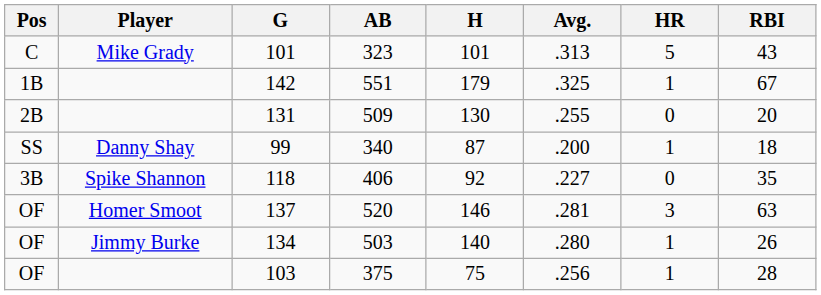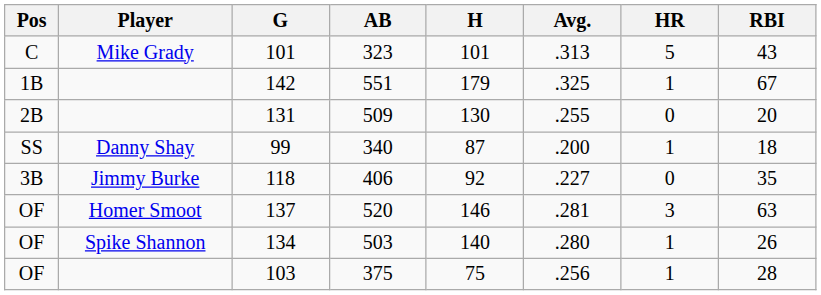(145, 178) Spike Shannon -> (145, 178) Jimmy Burke
(145, 242) Jimmy Burke -> (145, 242) Spike Shannon
